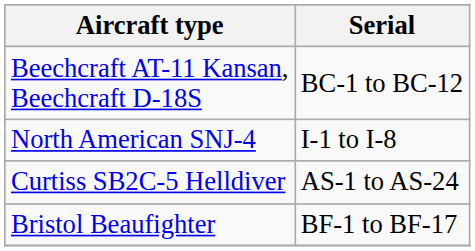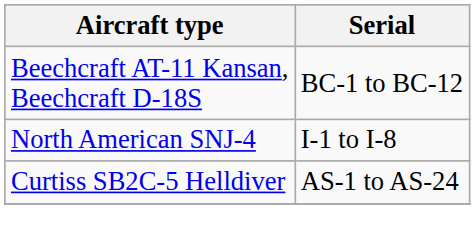- row: (113, 223)
